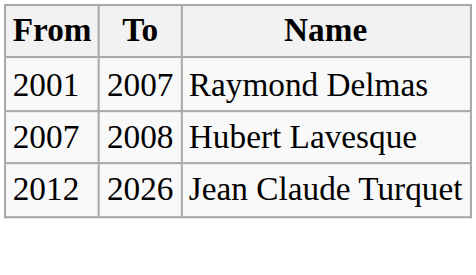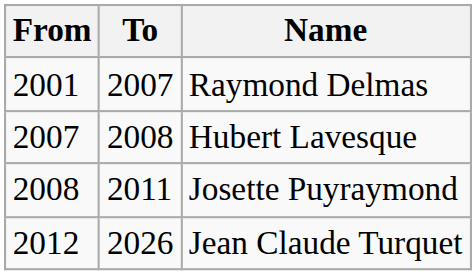+ row: (323, 189)
